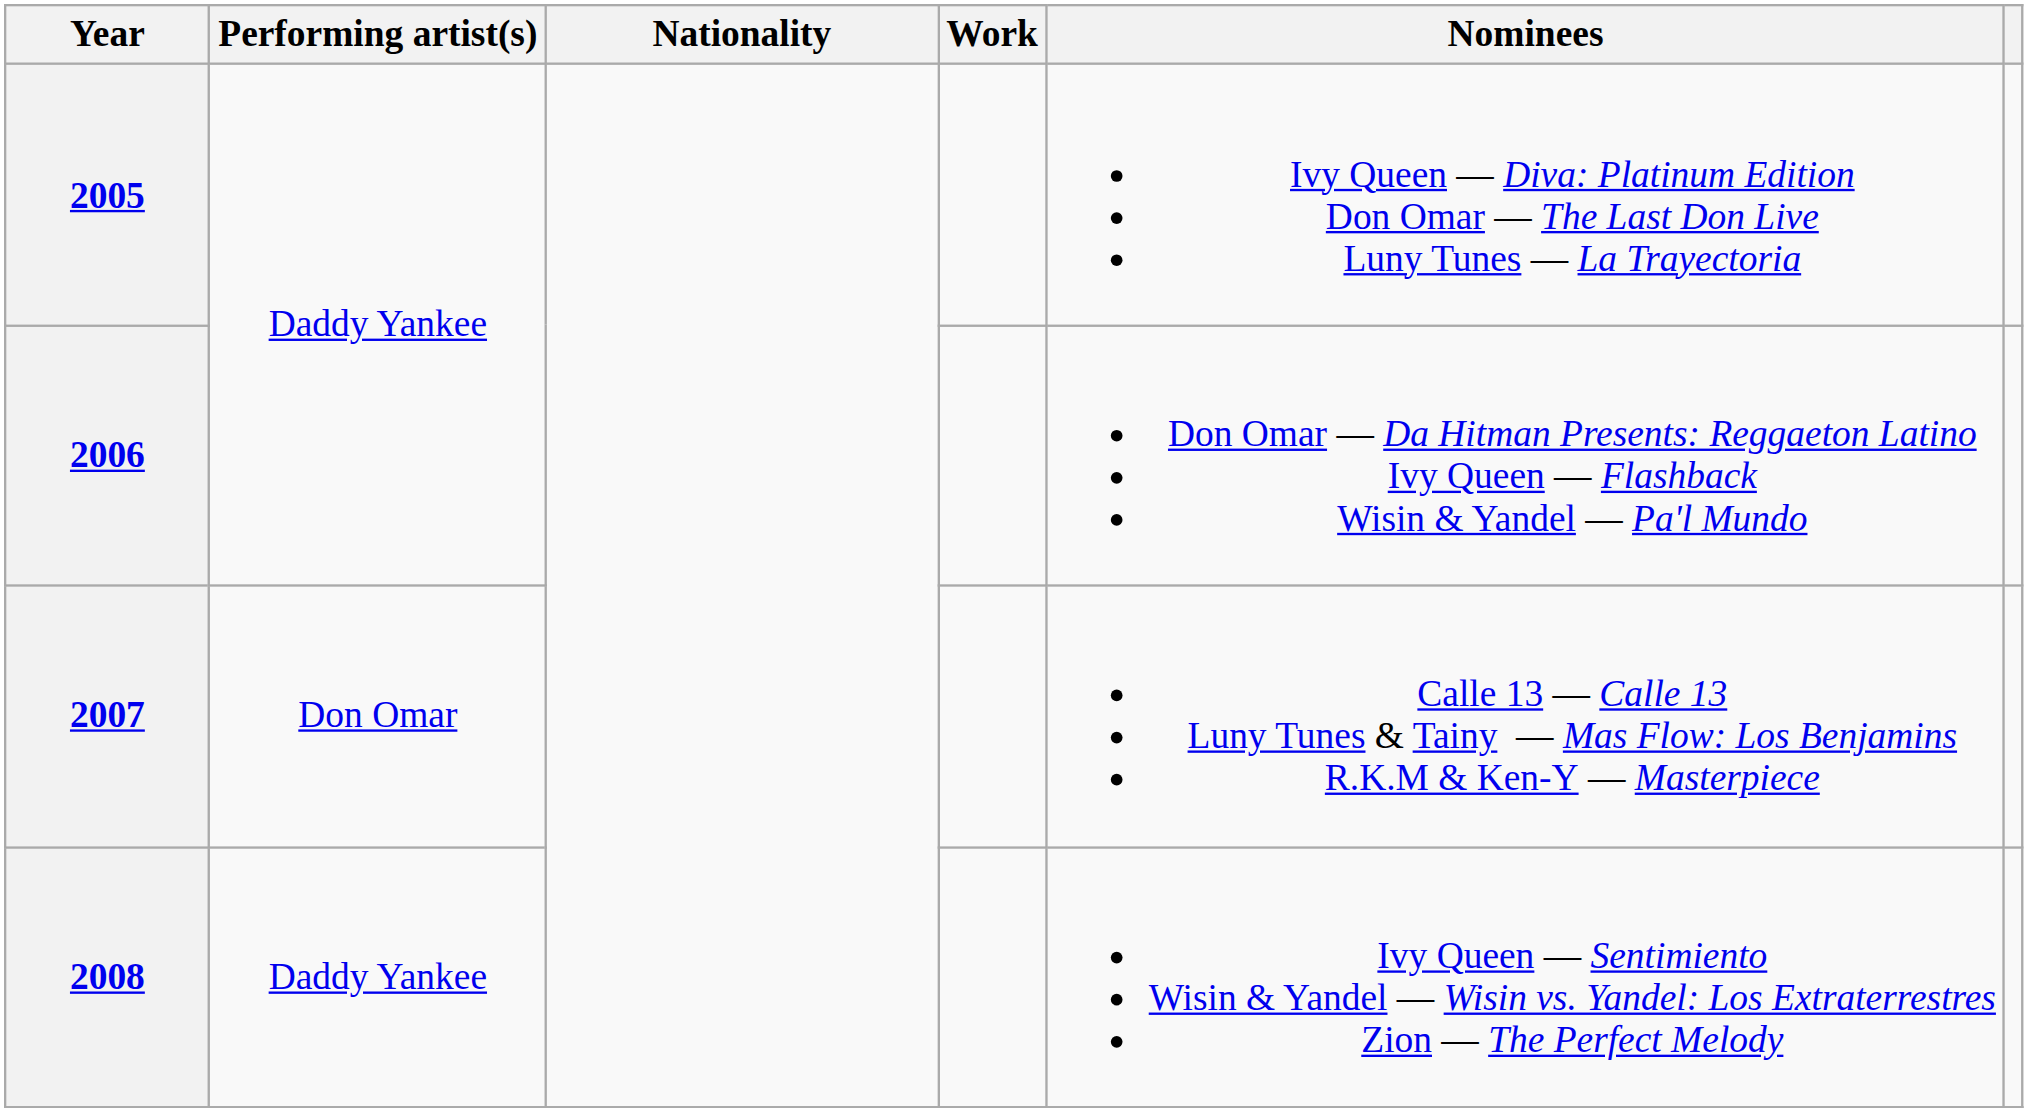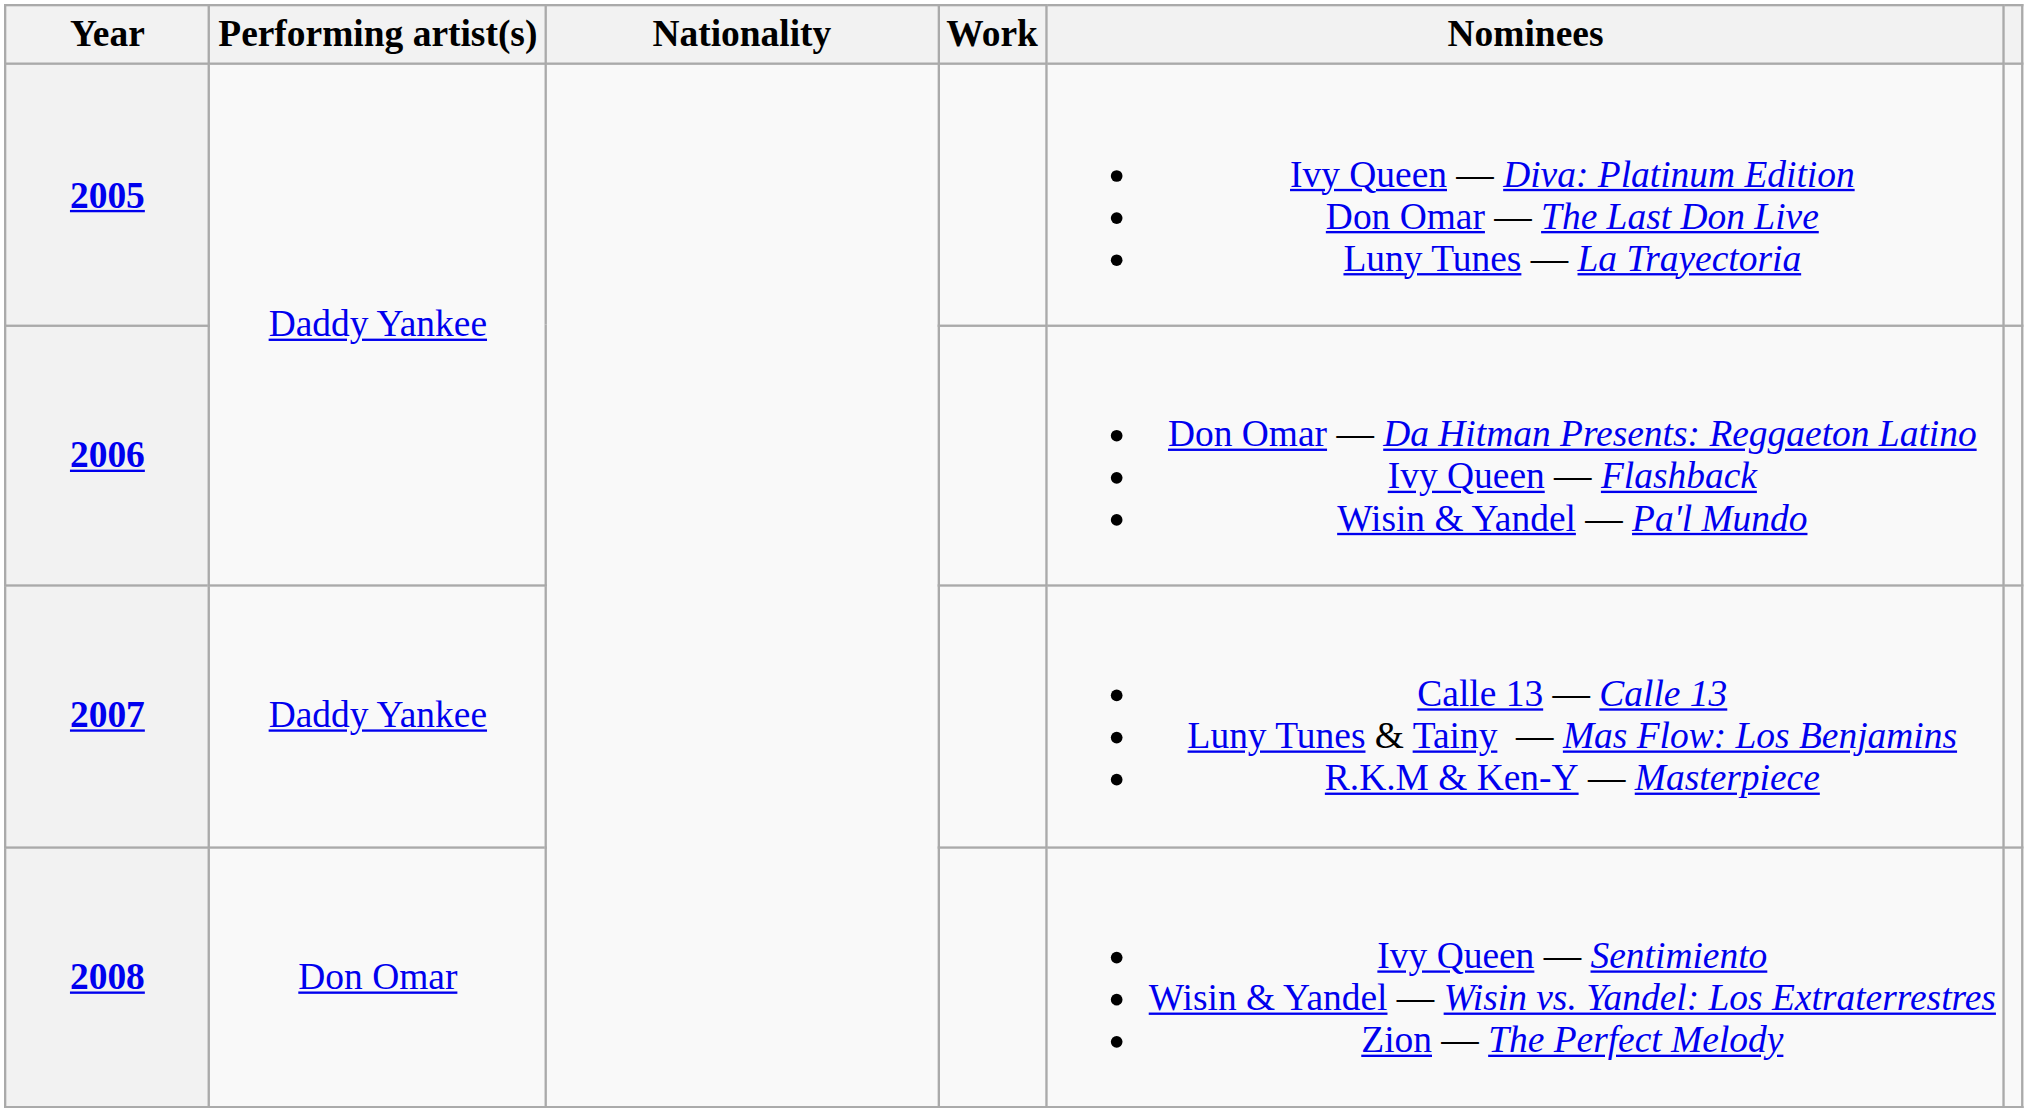(378, 715) Don Omar -> (378, 715) Daddy Yankee
(378, 976) Daddy Yankee -> (378, 976) Don Omar
